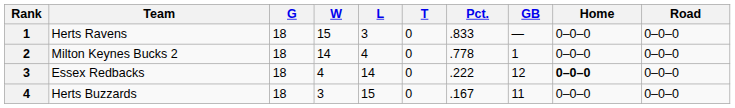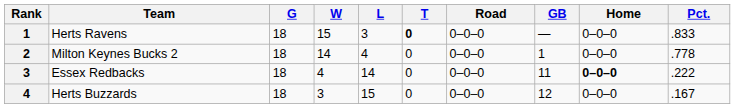columns swapped: (478, 14) <-> (686, 14)
(409, 34) normal -> (409, 34) bold
(518, 73) 12 -> (544, 73) 11
(518, 93) 11 -> (545, 93) 12
